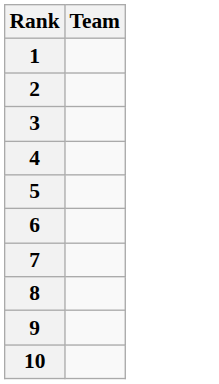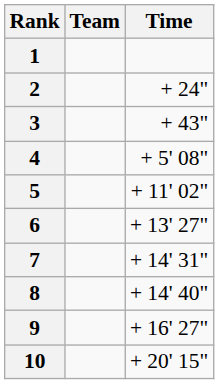+ column: (169, 21)
